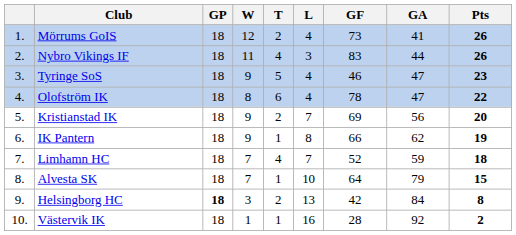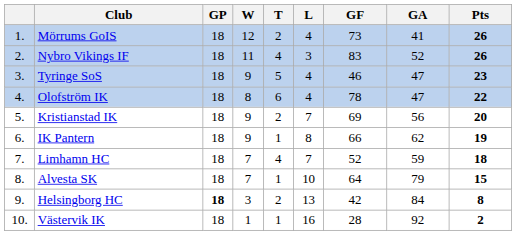(418, 55) 44 -> (418, 55) 52
